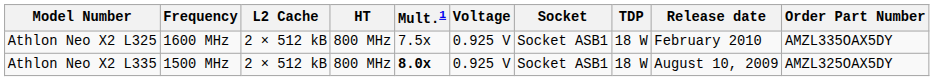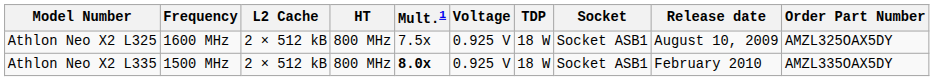columns swapped: (631, 18) <-> (563, 18)
(708, 42) February 2010 -> (716, 42) August 10, 2009
(839, 42) AMZL335OAX5DY -> (839, 42) AMZL325OAX5DY
(716, 64) August 10, 2009 -> (708, 64) February 2010
(839, 64) AMZL325OAX5DY -> (839, 64) AMZL335OAX5DY
